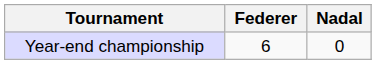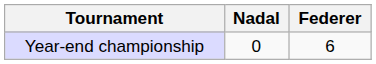columns swapped: (266, 19) <-> (339, 19)
